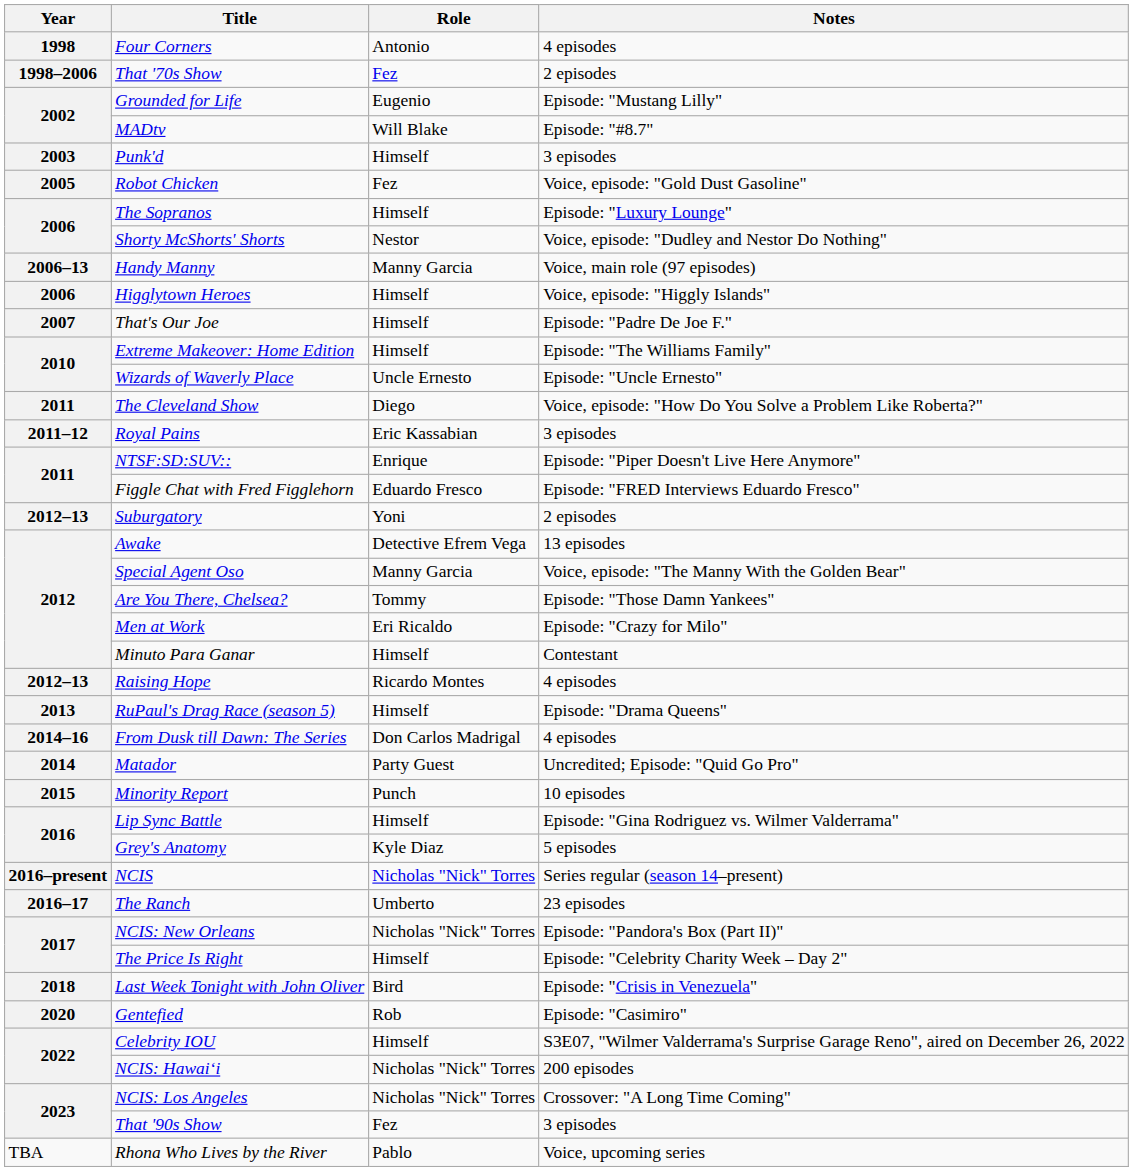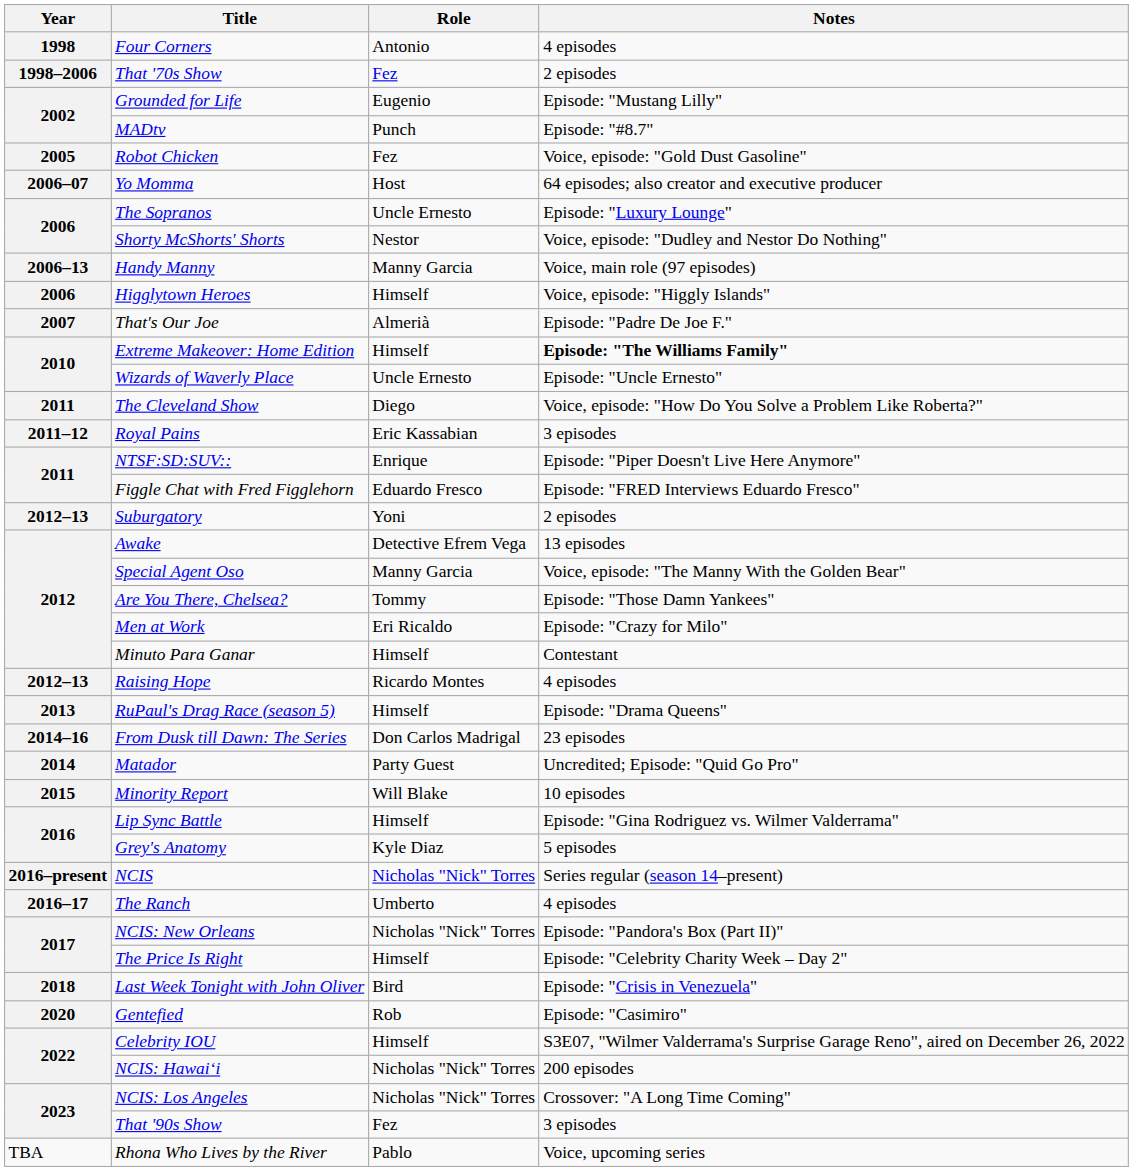(410, 128) Will Blake -> (394, 128) Punch
- row: (139, 156)
+ row: (154, 184)
(400, 211) Himself -> (422, 211) Uncle Ernesto
(400, 322) Himself -> (401, 322) Almerià
(657, 350) normal -> (666, 350) bold
(580, 737) 4 episodes -> (584, 737) 23 episodes
(394, 792) Punch -> (410, 792) Will Blake
(584, 903) 23 episodes -> (580, 903) 4 episodes
